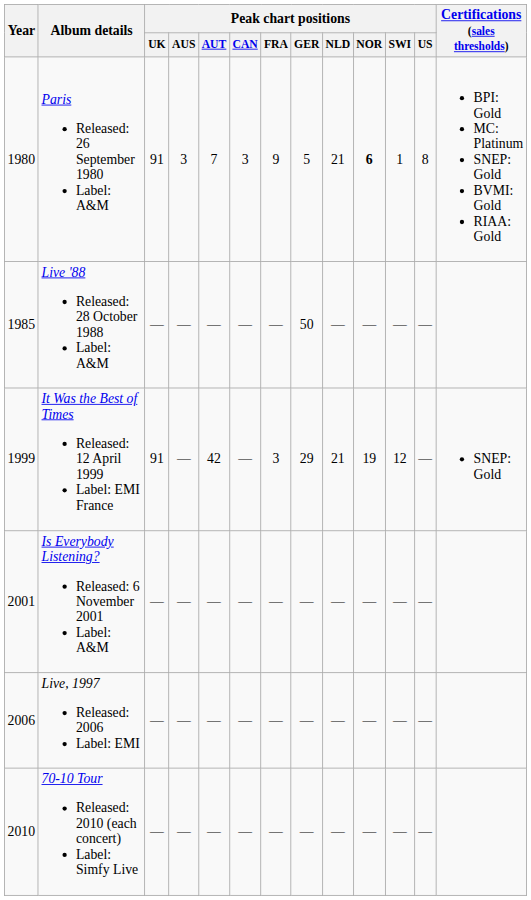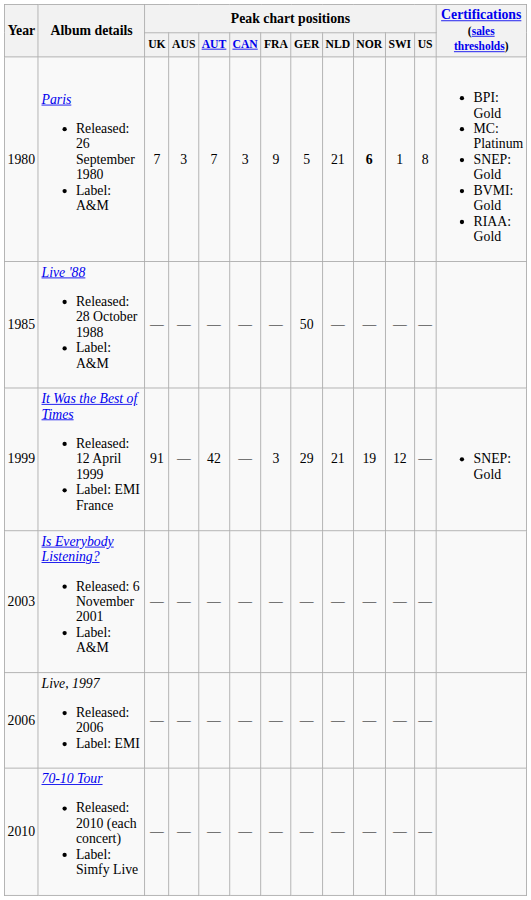(157, 159) 91 -> (157, 159) 7
(21, 601) 2001 -> (21, 601) 2003
